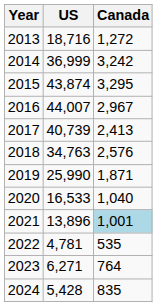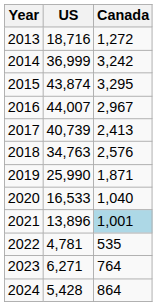(109, 289) 835 -> (109, 289) 864
